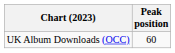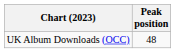(151, 39) 60 -> (151, 39) 48
